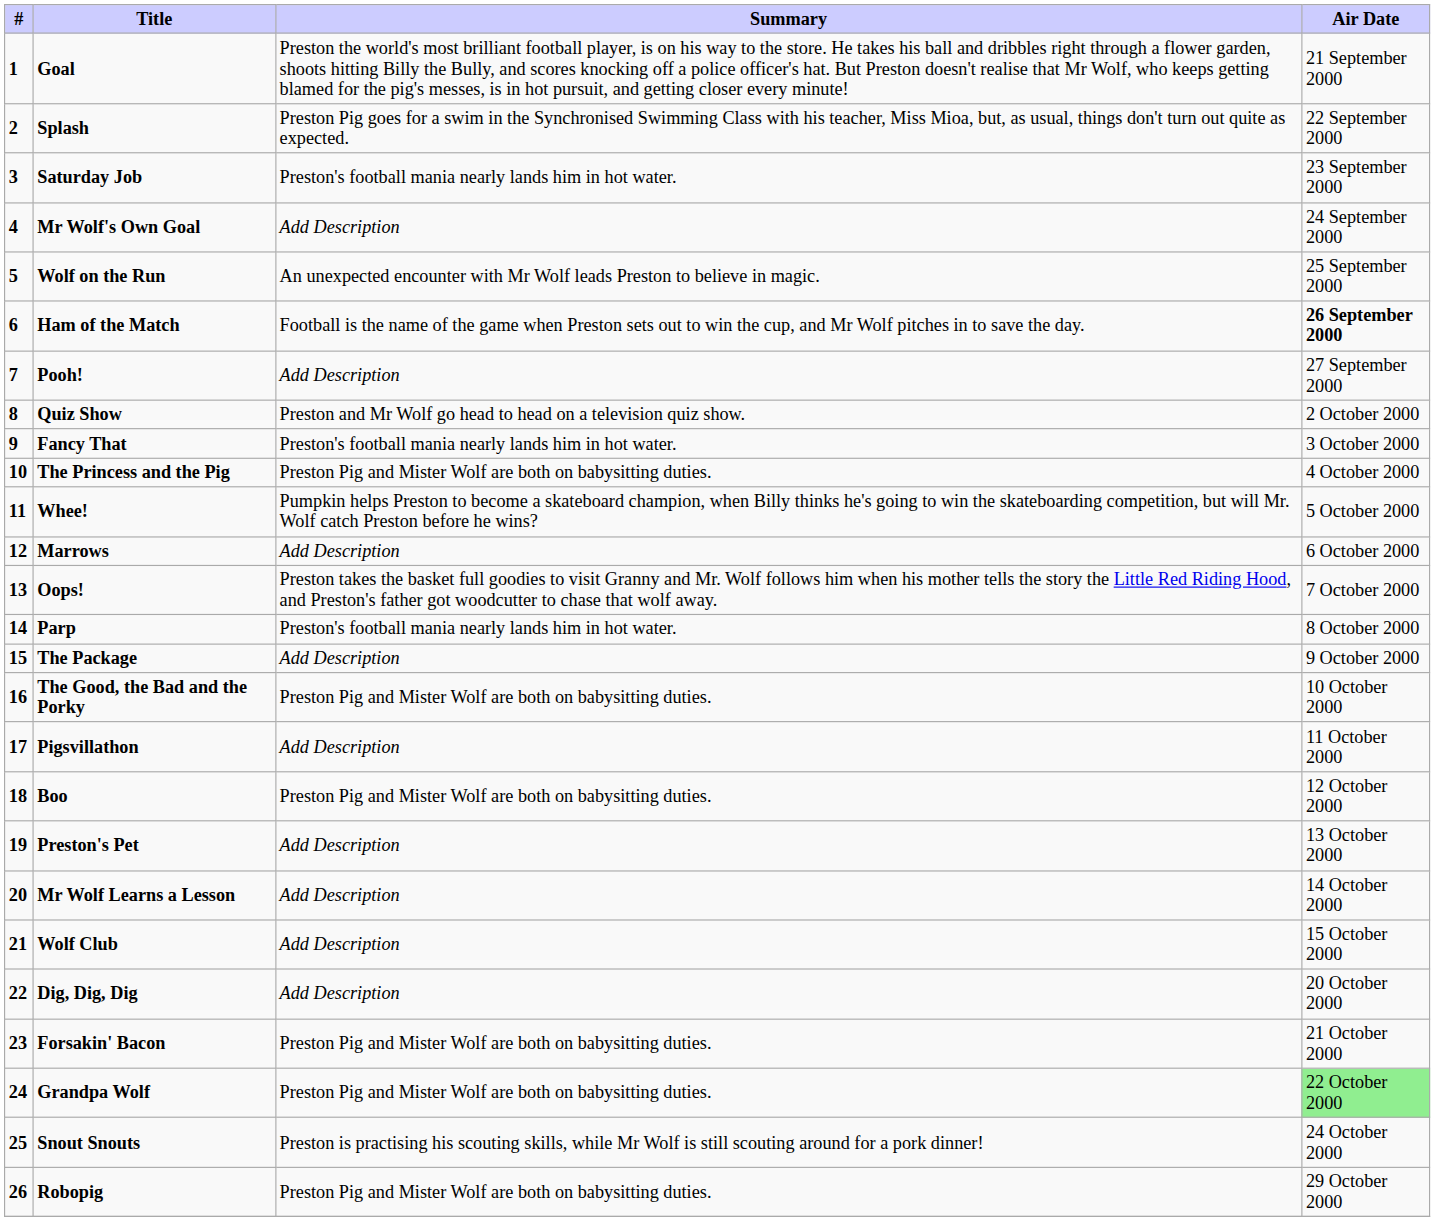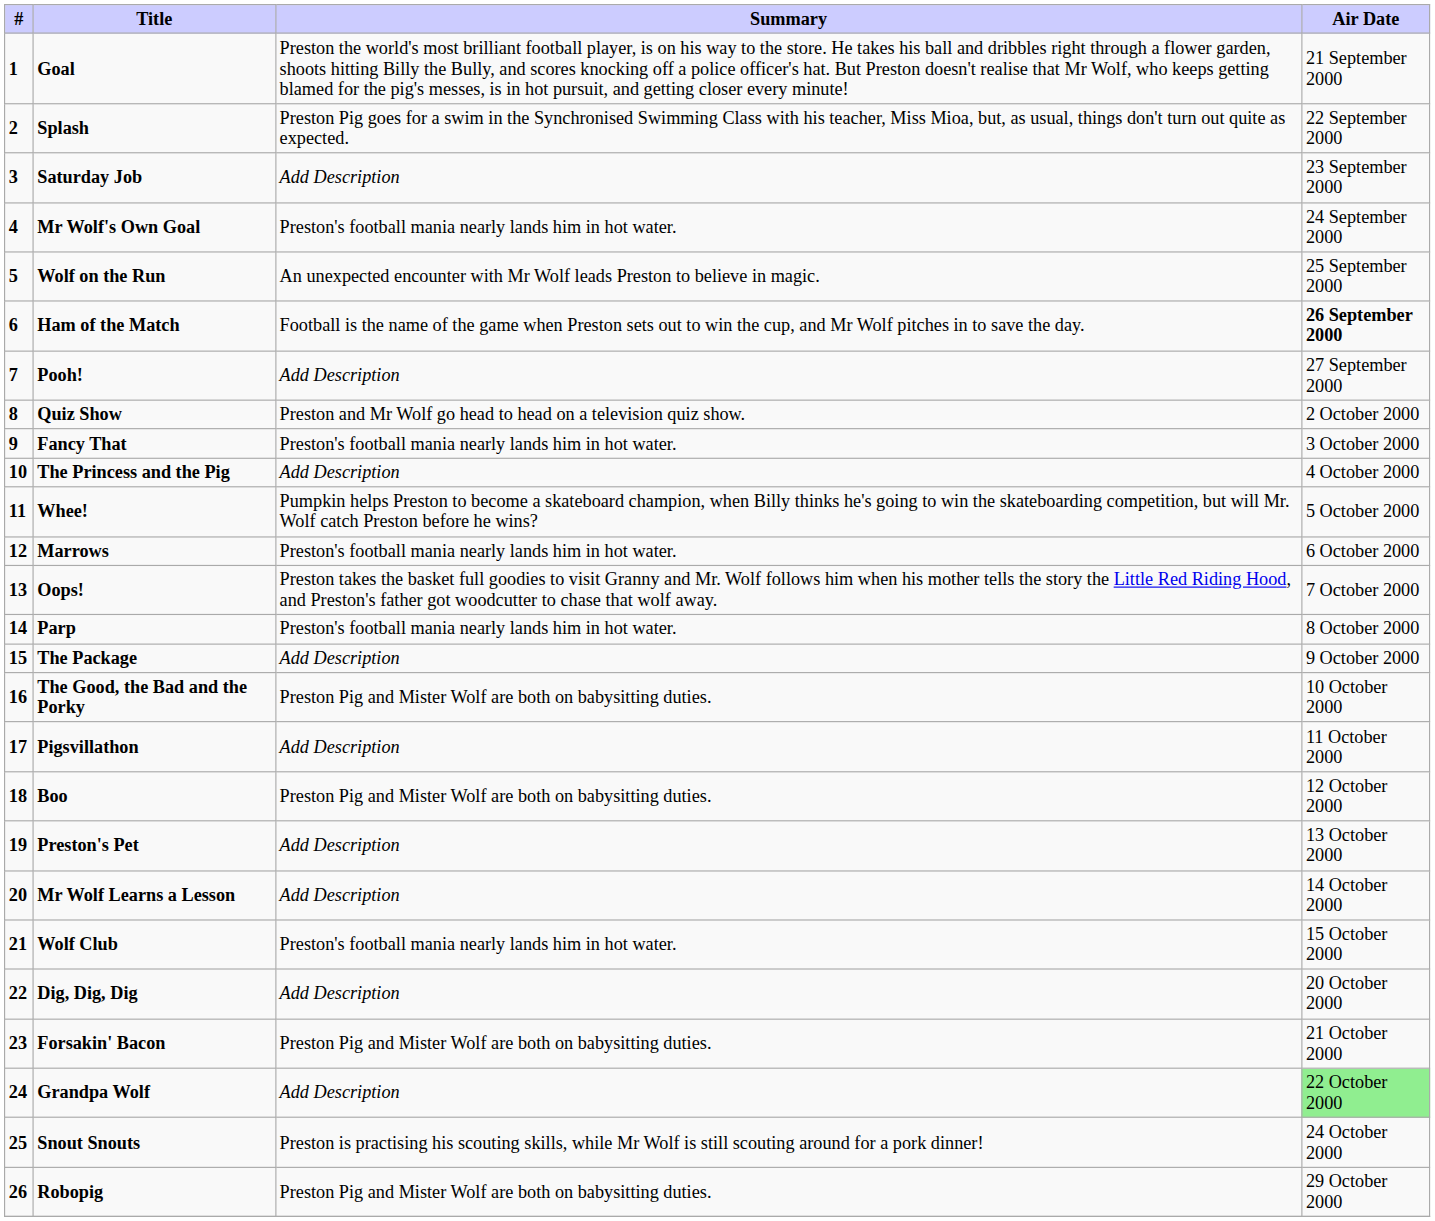(478, 177) Preston's football mania nearly lands him in hot water. -> (340, 177) Add Description
(340, 227) Add Description -> (478, 227) Preston's football mania nearly lands him in hot water.
(496, 472) Preston Pig and Mister Wolf are both on babysitting duties. -> (340, 472) Add Description
(340, 550) Add Description -> (478, 550) Preston's football mania nearly lands him in hot water.
(340, 944) Add Description -> (478, 944) Preston's football mania nearly lands him in hot water.
(496, 1092) Preston Pig and Mister Wolf are both on babysitting duties. -> (340, 1092) Add Description
